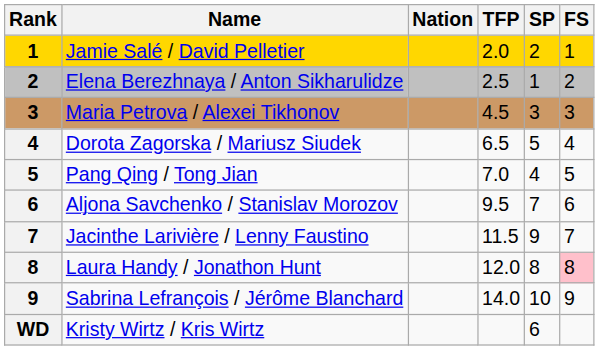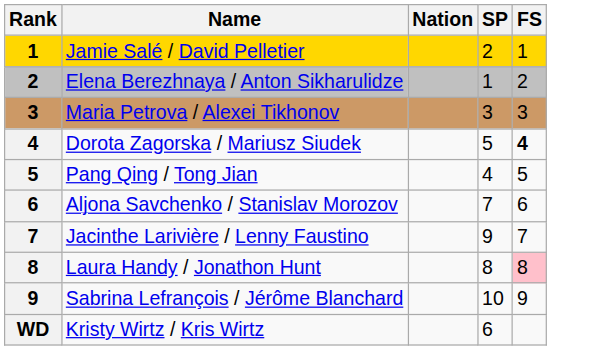- column: (501, 19)
(570, 143) normal -> (523, 143) bold
